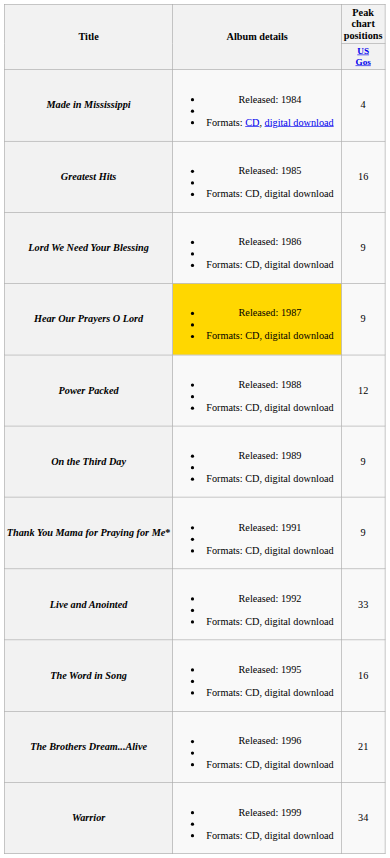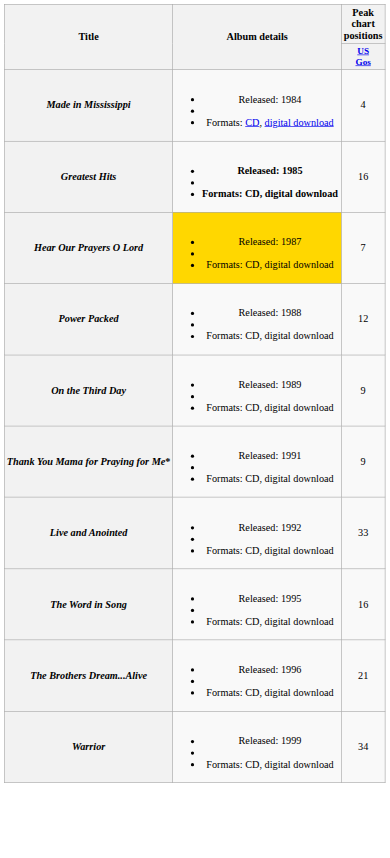(257, 182) normal -> (257, 182) bold
- row: (89, 248)
(363, 319) 9 -> (363, 248) 7
